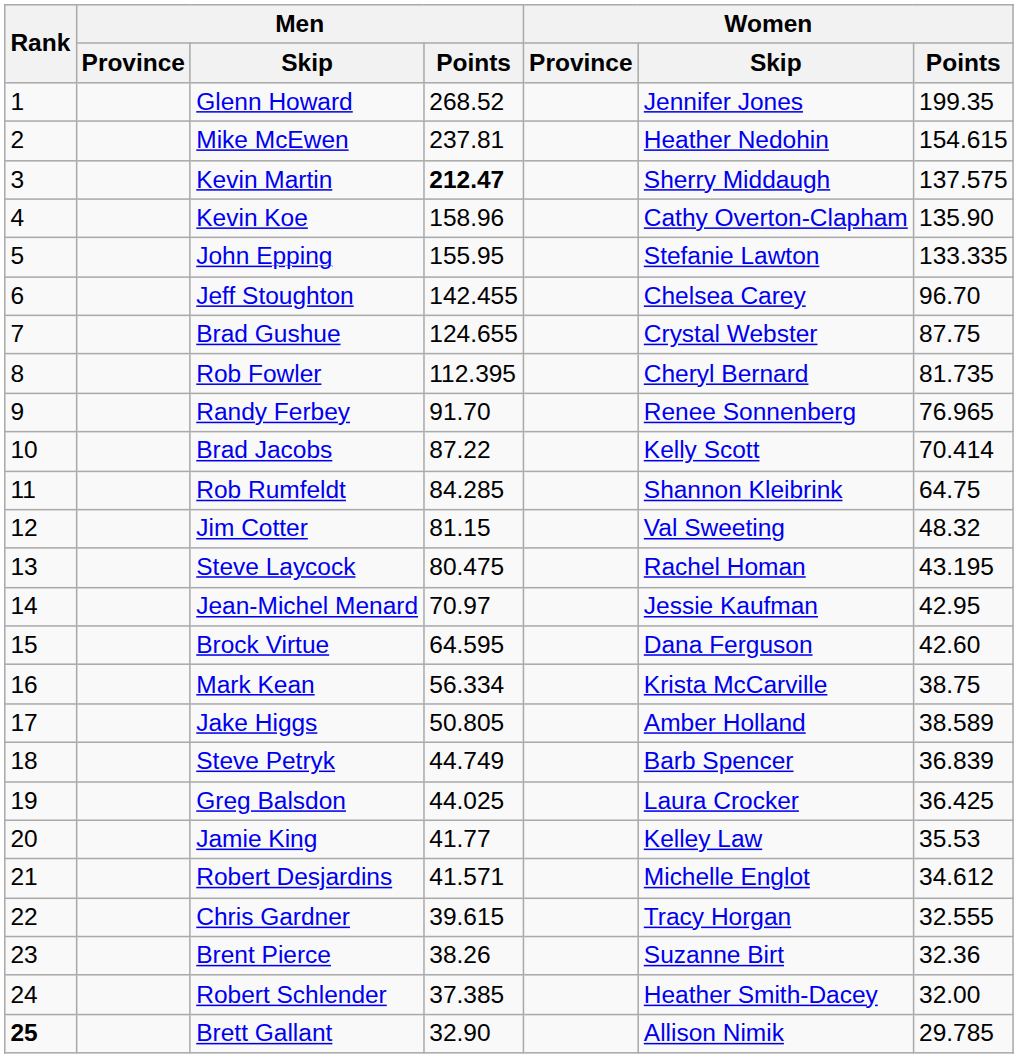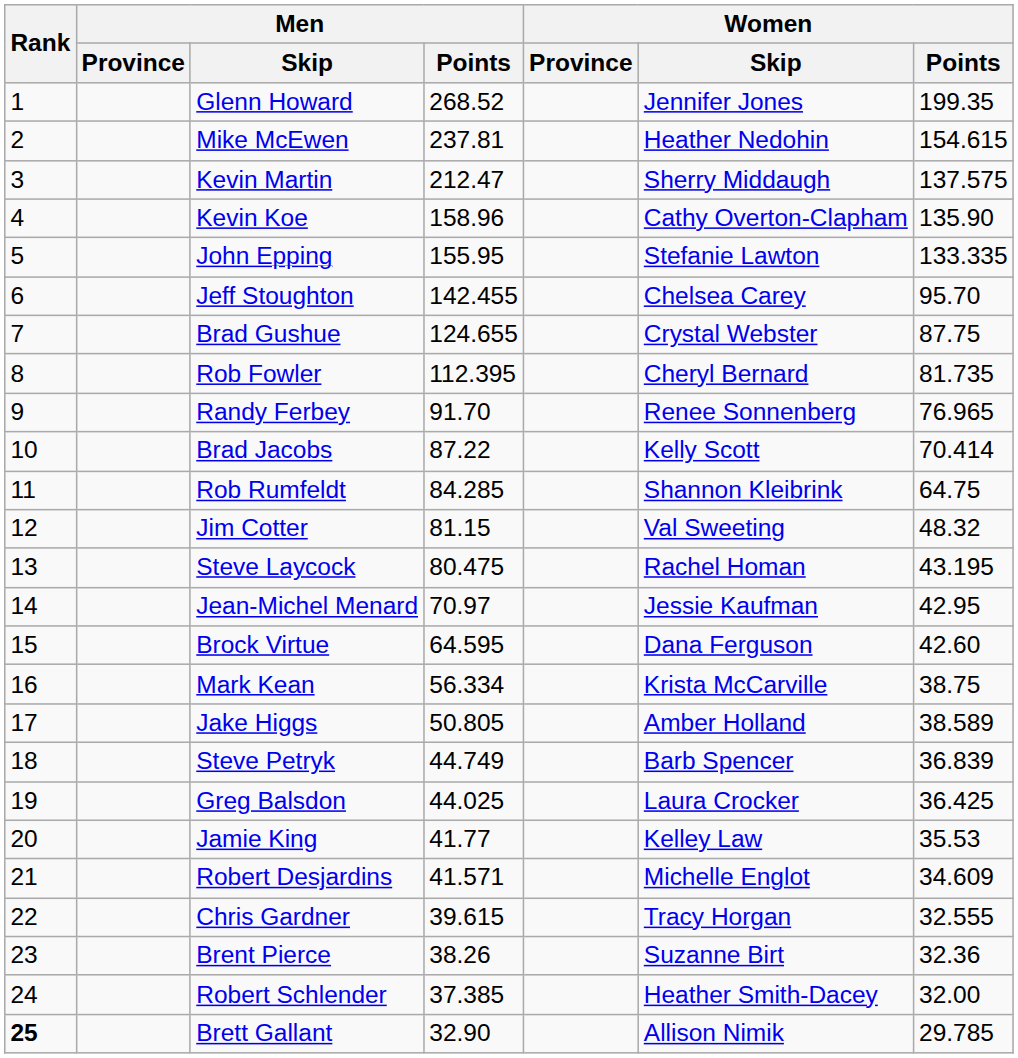(467, 179) bold -> (467, 179) normal
(950, 295) 96.70 -> (950, 295) 95.70
(956, 878) 34.612 -> (956, 878) 34.609
